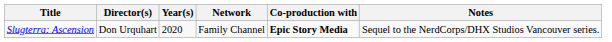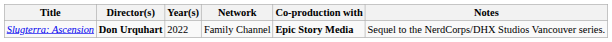(128, 29) normal -> (131, 29) bold
(172, 29) 2020 -> (178, 29) 2022
